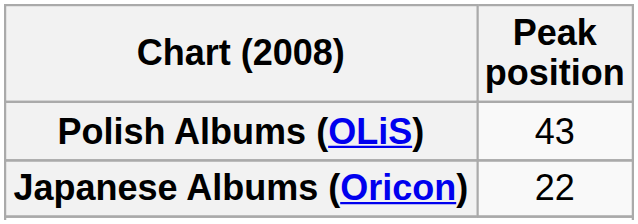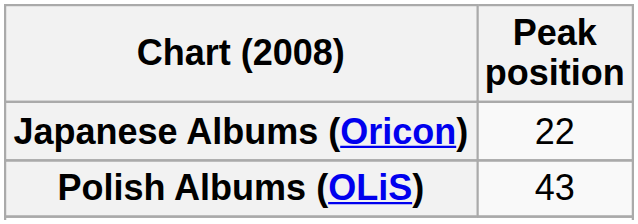rows swapped: (241, 187) <-> (241, 130)
